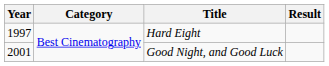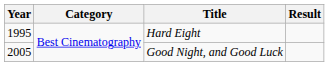(19, 33) 1997 -> (19, 33) 1995
(19, 52) 2001 -> (19, 52) 2005
